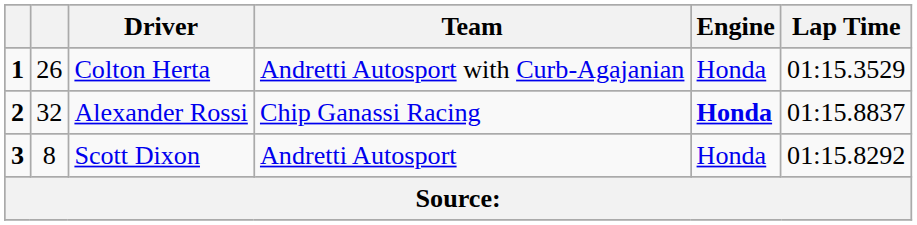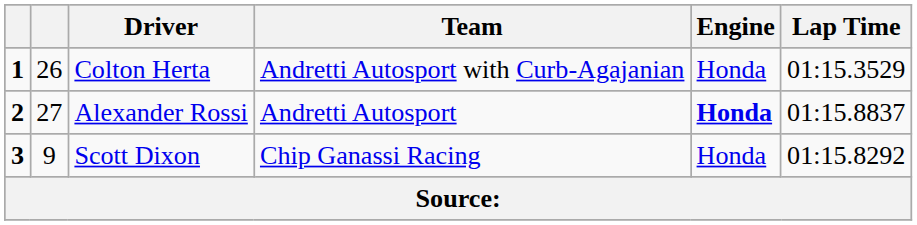(49, 112) 32 -> (49, 112) 27
(370, 112) Chip Ganassi Racing -> (358, 112) Andretti Autosport
(49, 155) 8 -> (49, 155) 9
(358, 155) Andretti Autosport -> (370, 155) Chip Ganassi Racing
